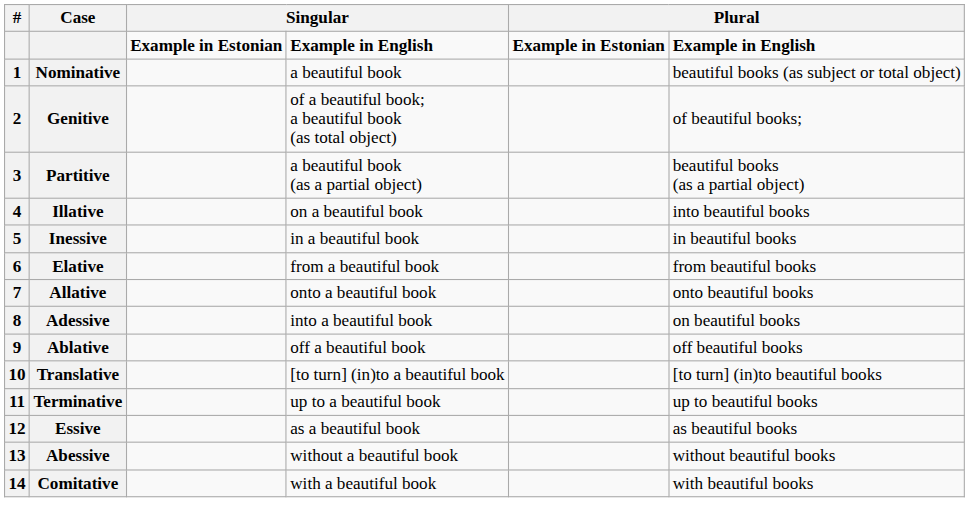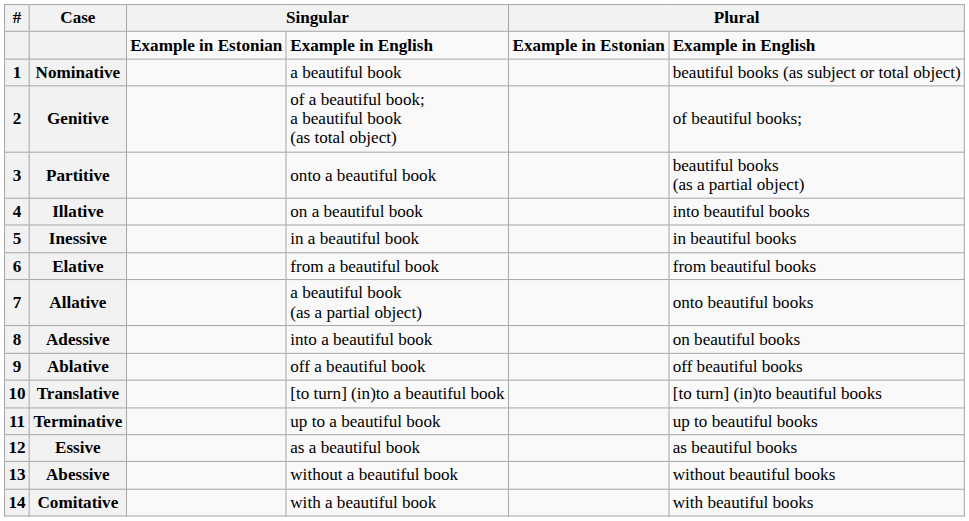(356, 174) a beautiful book (as a partial object) -> (363, 174) onto a beautiful book
(363, 293) onto a beautiful book -> (356, 302) a beautiful book (as a partial object)
